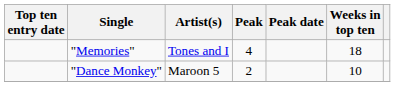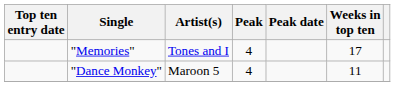(355, 50) 18 -> (355, 50) 17
(249, 71) 2 -> (249, 71) 4
(355, 71) 10 -> (355, 71) 11
